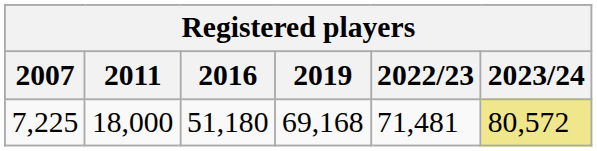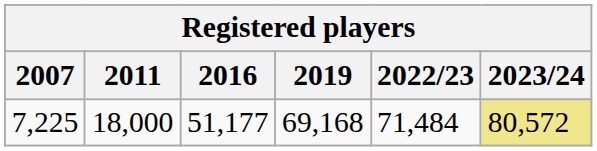(228, 121) 51,180 -> (228, 121) 51,177
(418, 121) 71,481 -> (418, 121) 71,484
